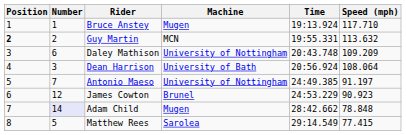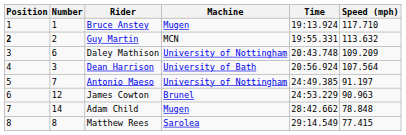(360, 67) 108.064 -> (360, 67) 107.564
(357, 95) 90.923 -> (357, 95) 90.963
(57, 109) lavender background -> (57, 109) no background
(54, 123) 5 -> (54, 123) 8
